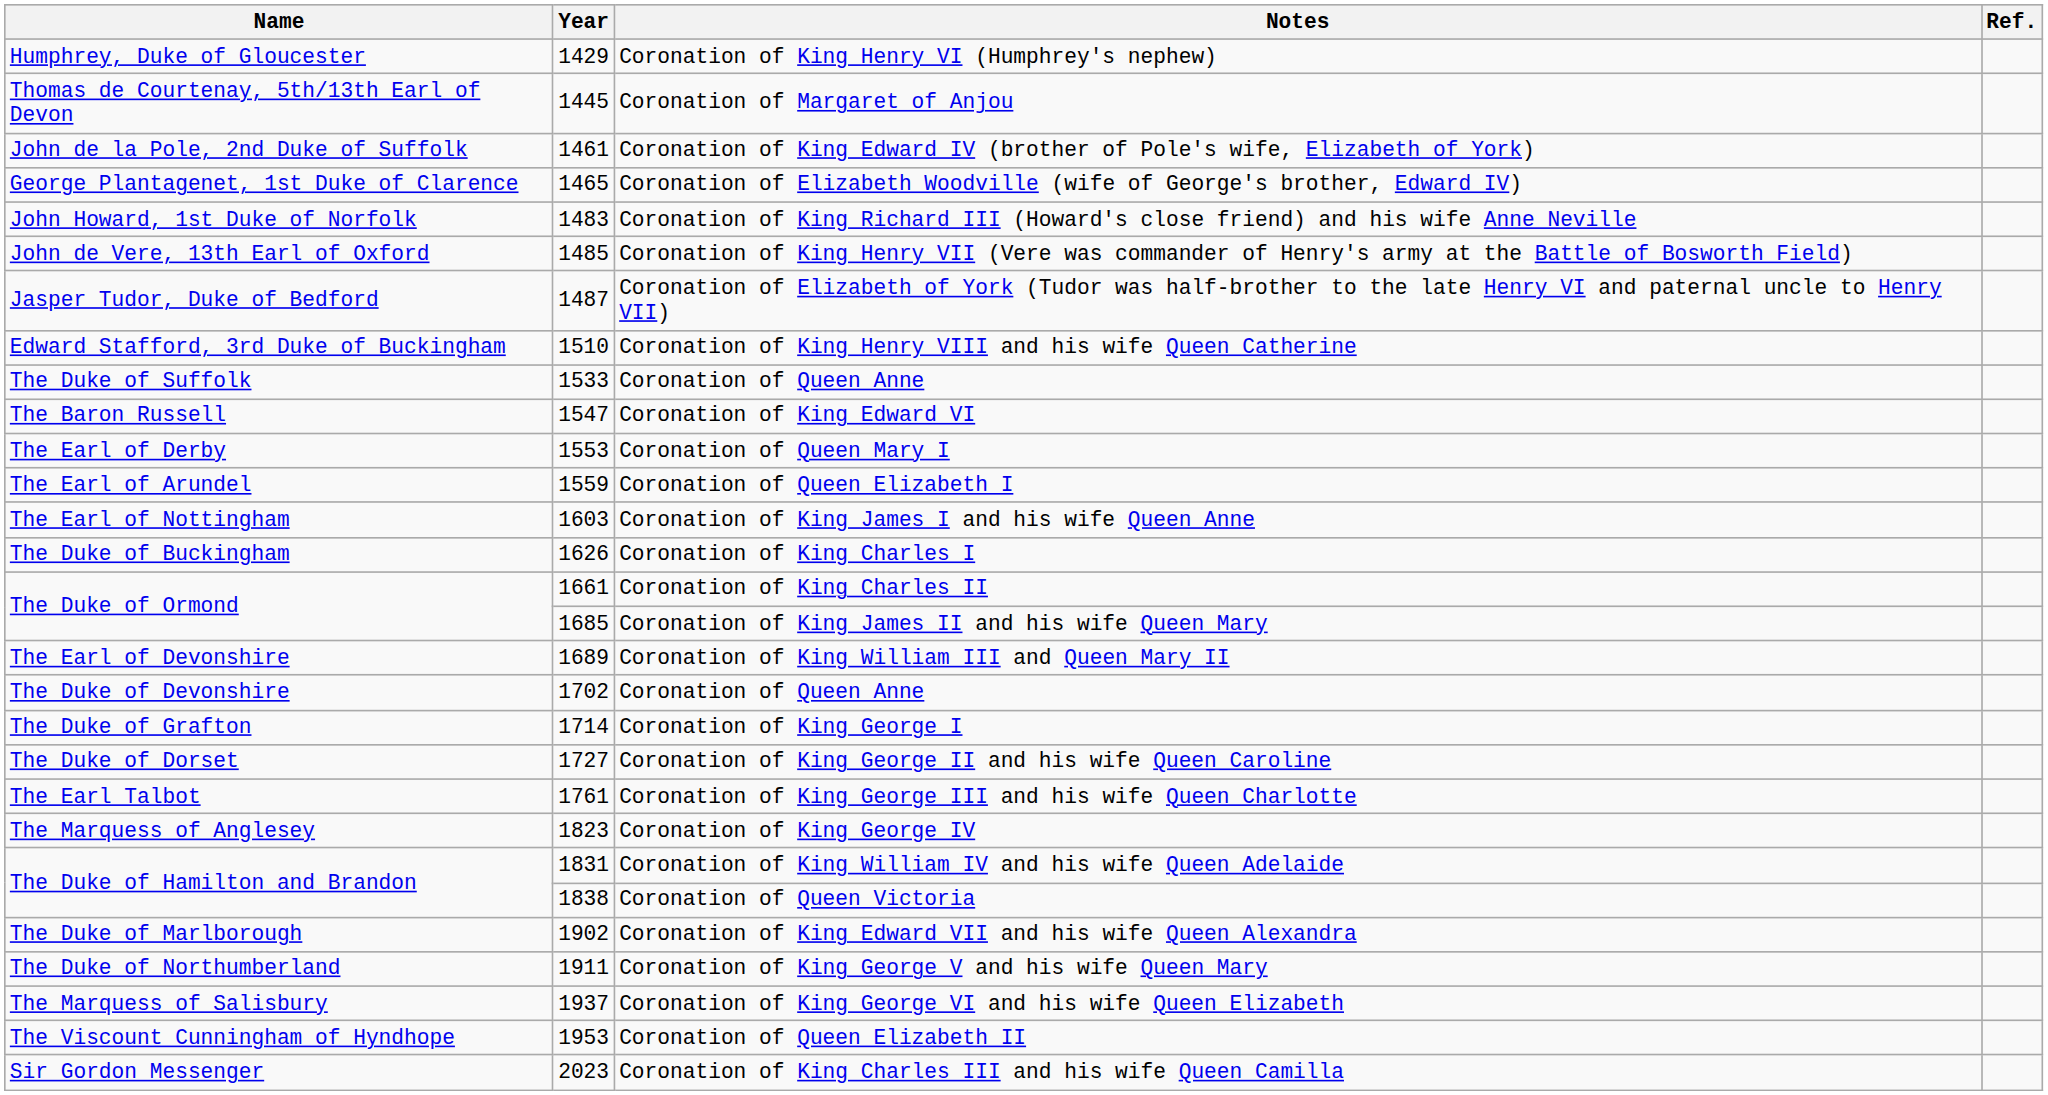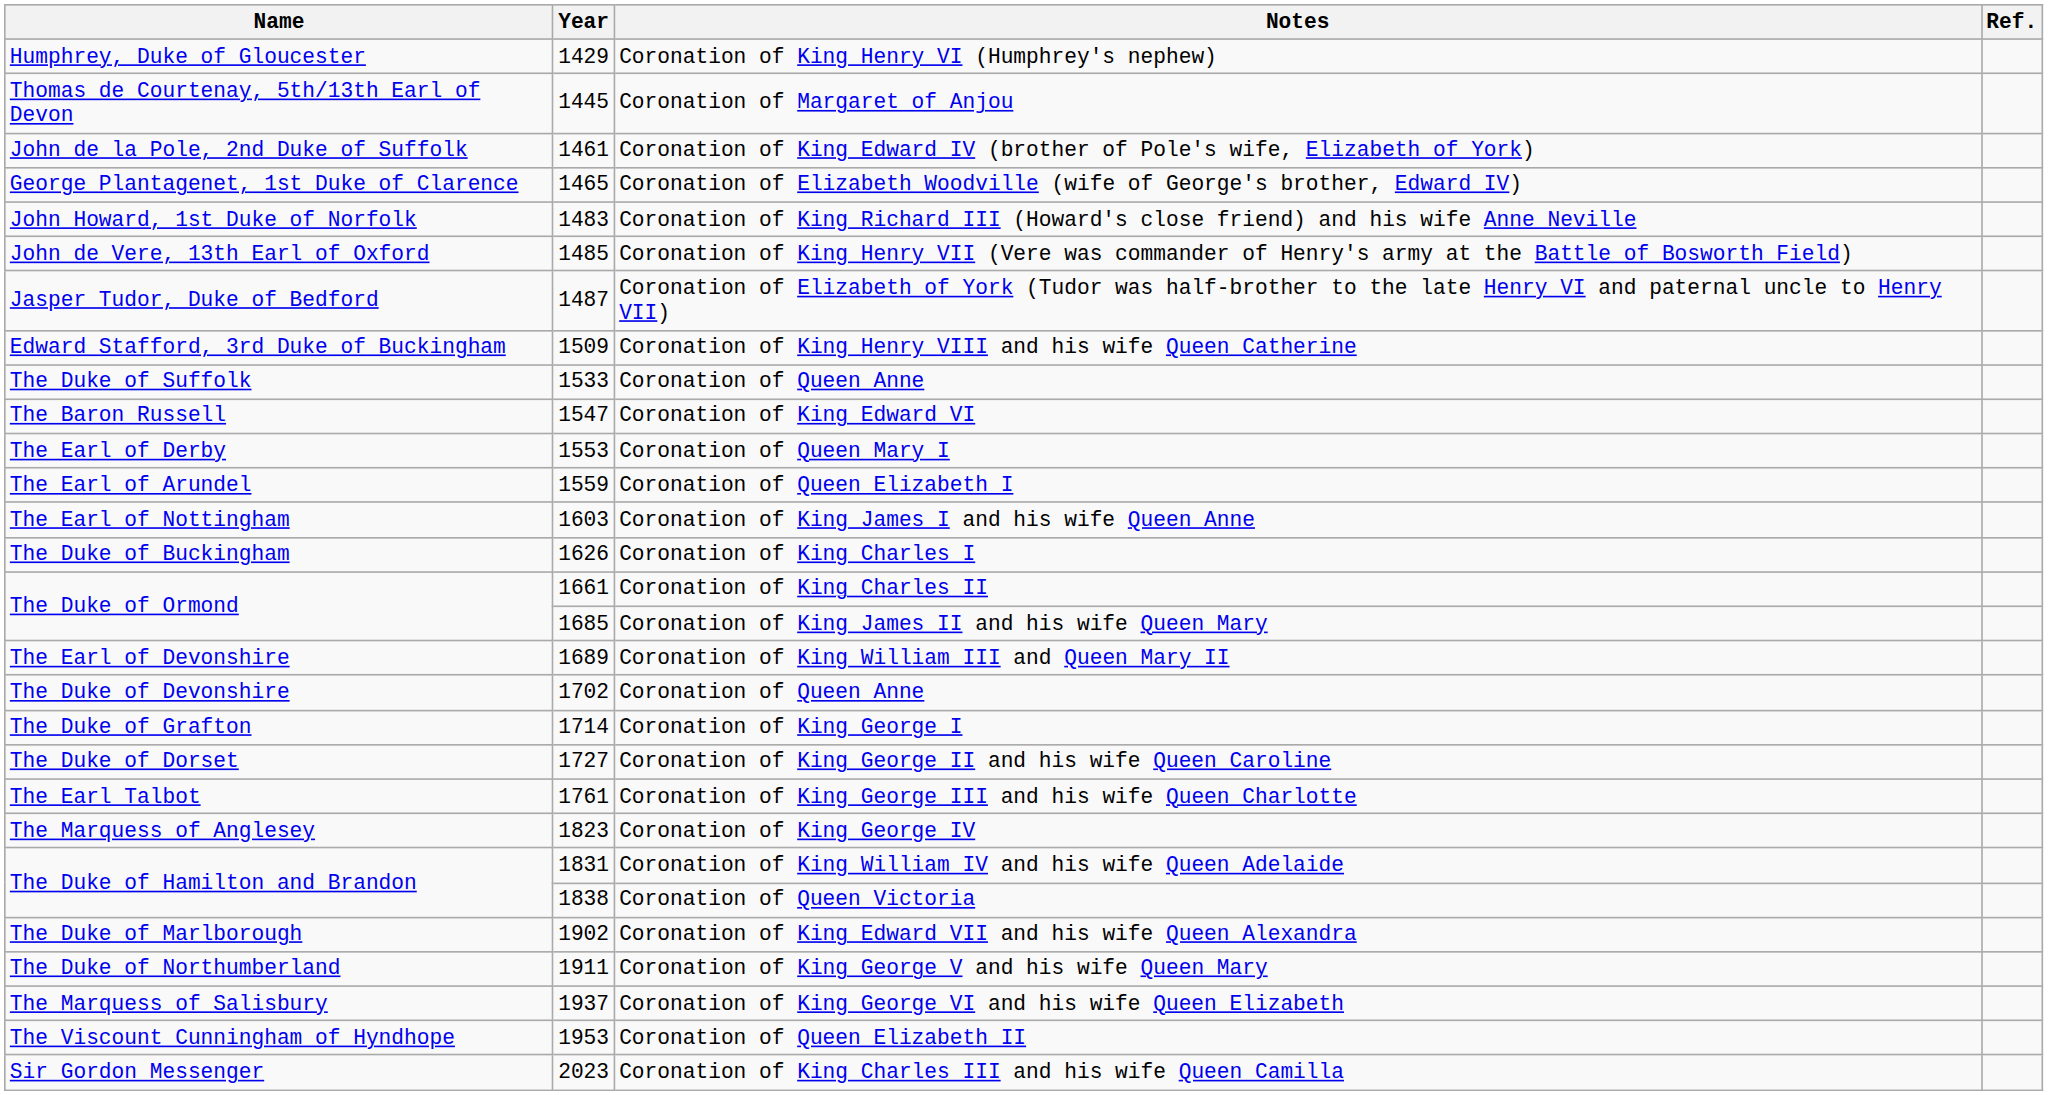(584, 347) 1510 -> (584, 347) 1509
